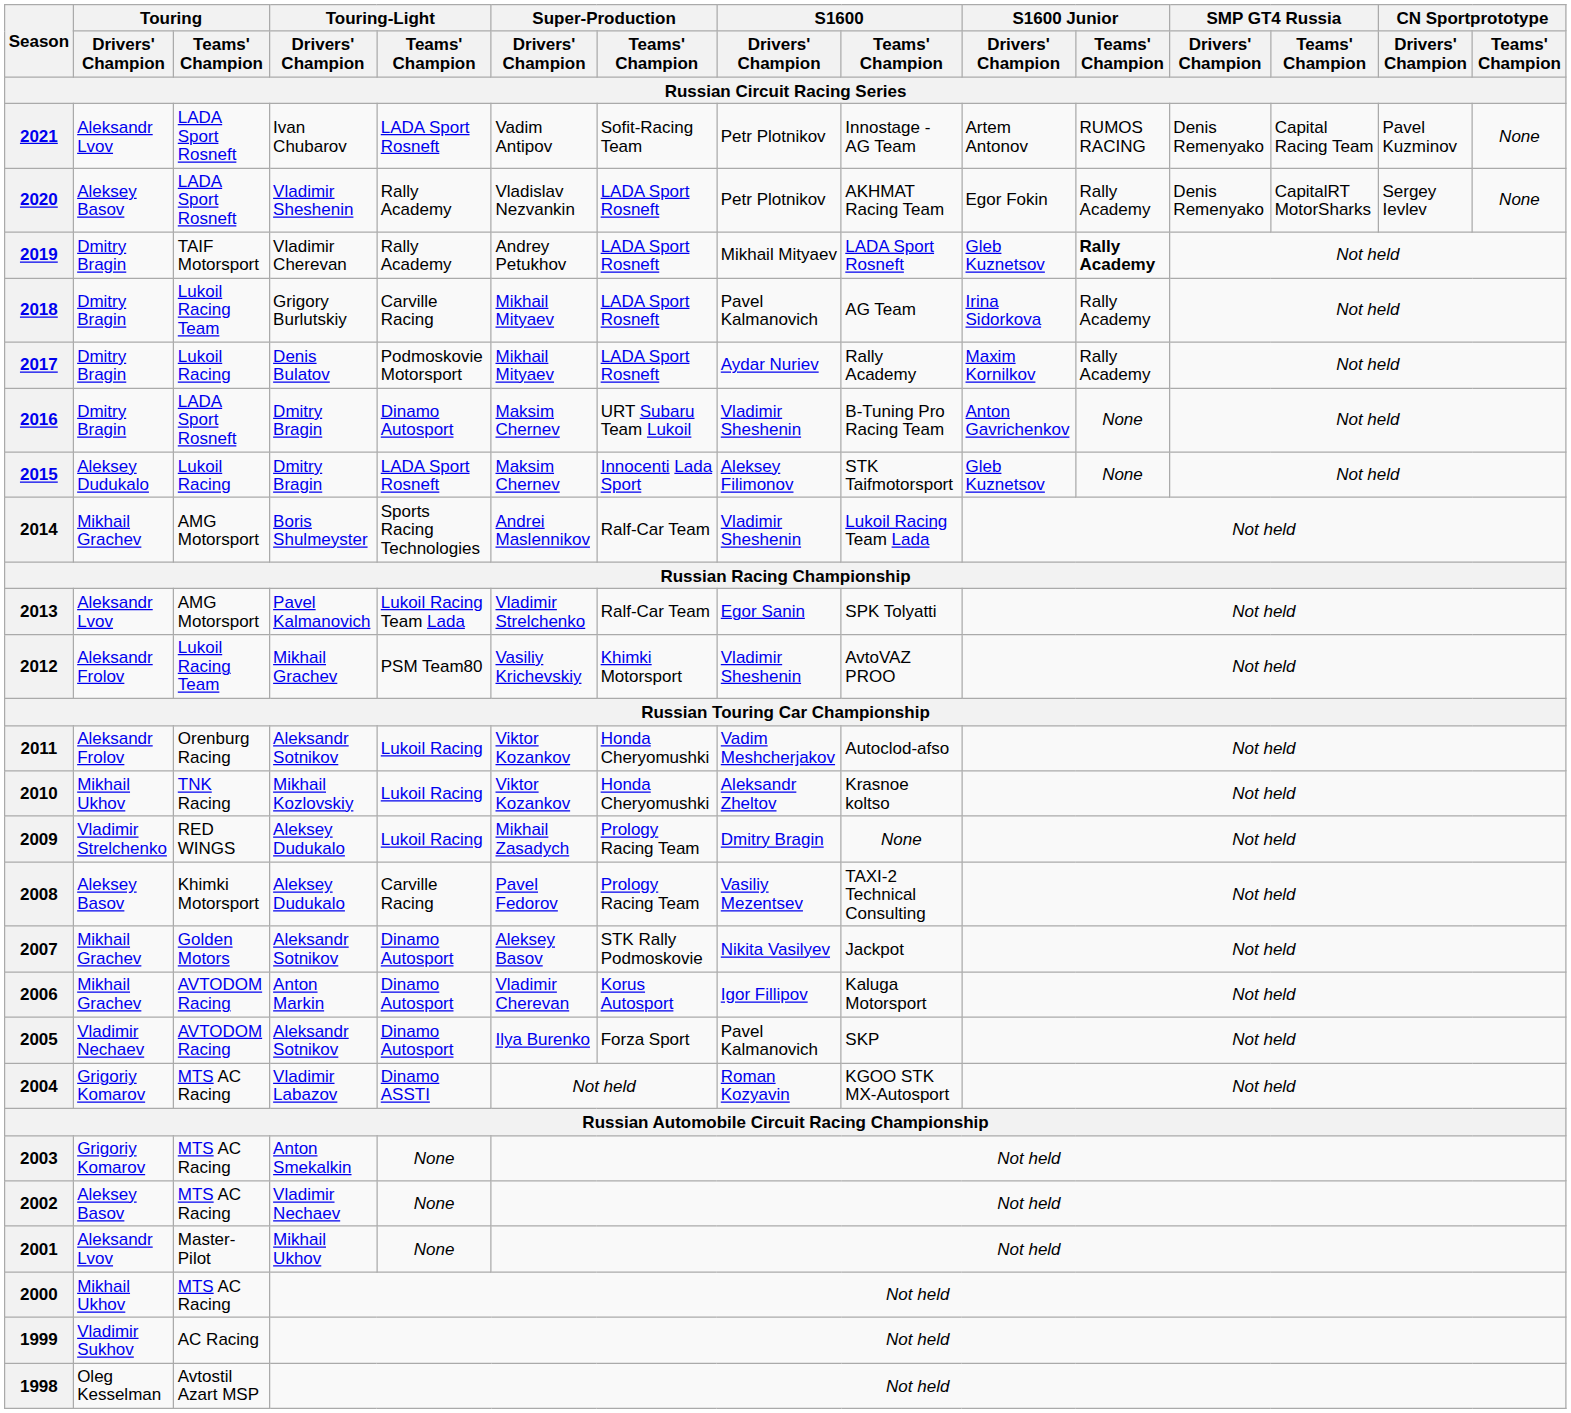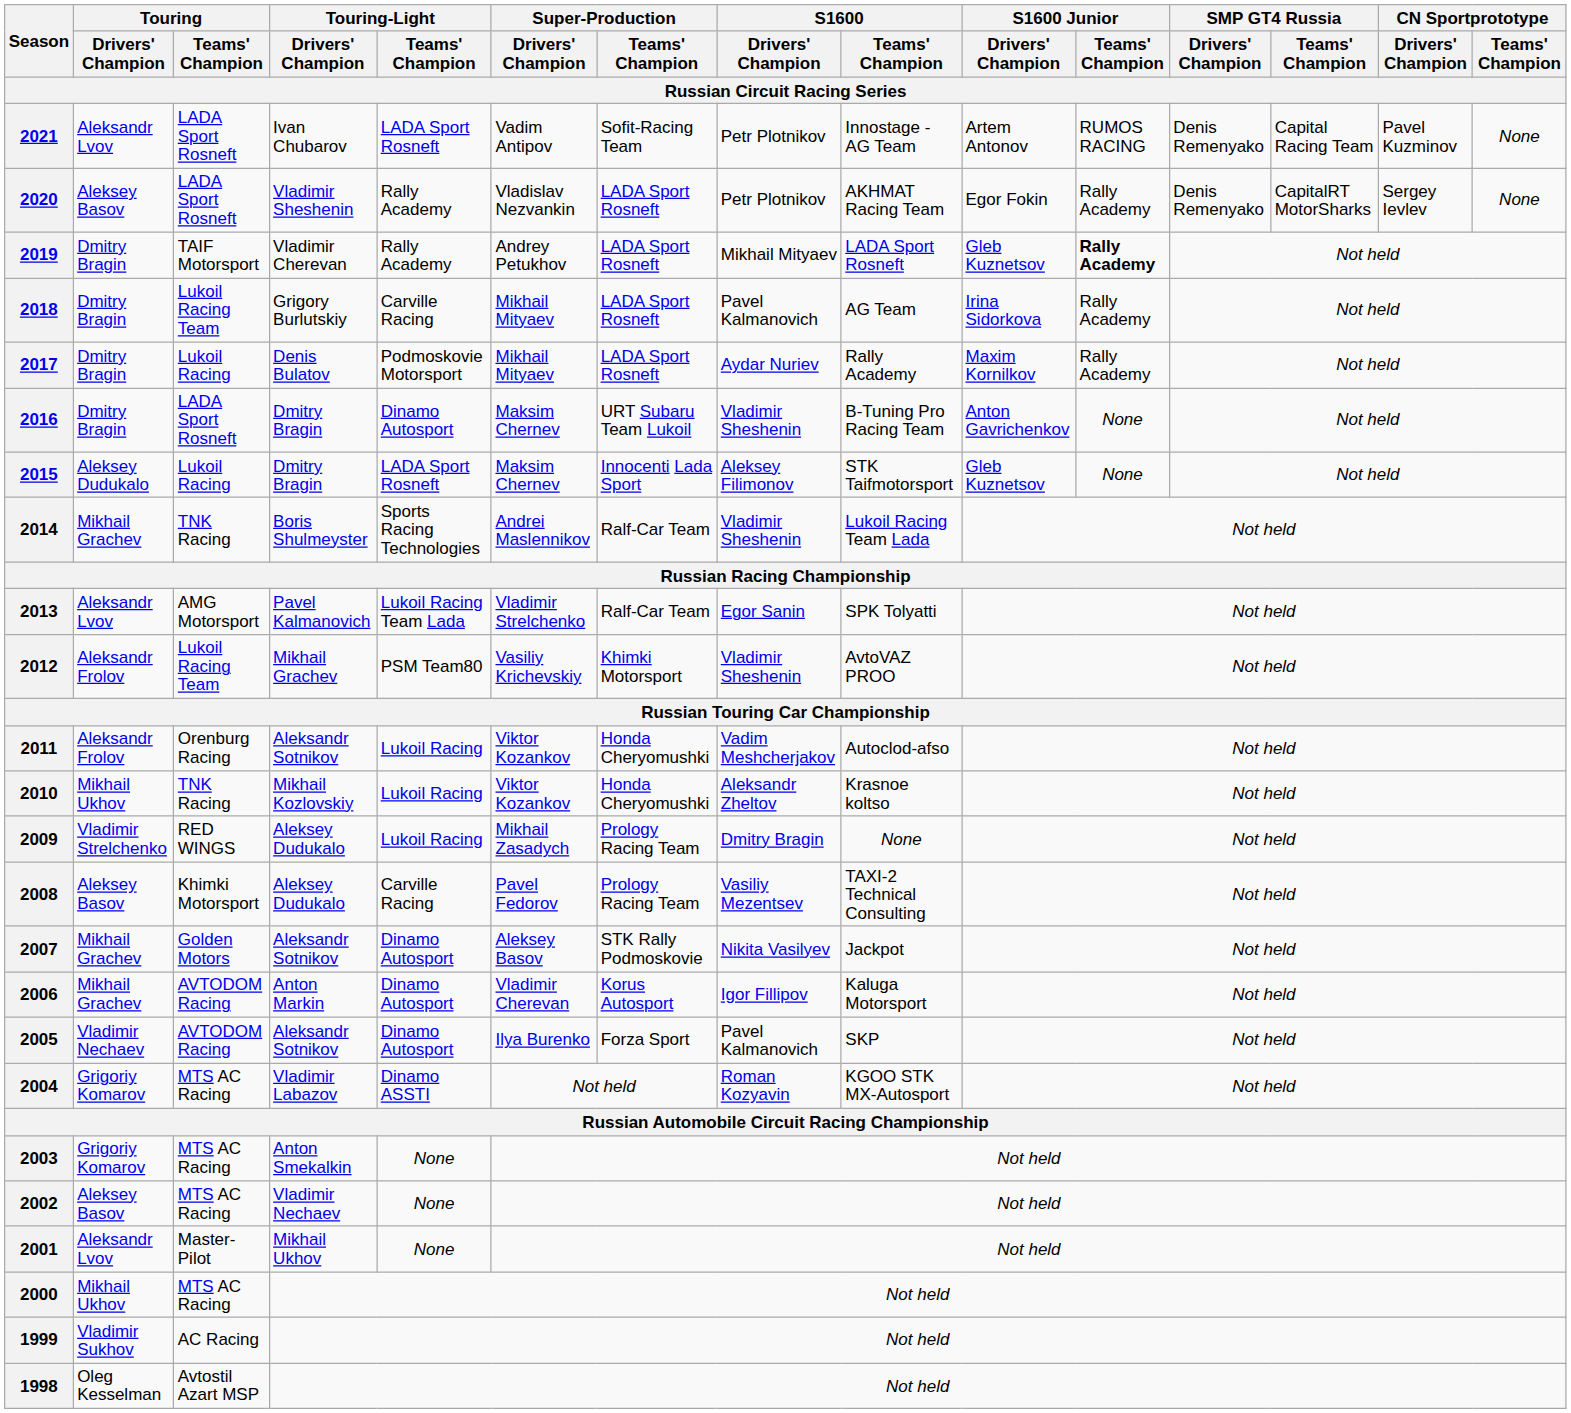(218, 529) AMG Motorsport -> (204, 529) TNK Racing
